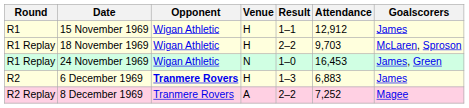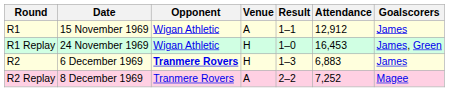(247, 29) H -> (247, 29) A
- row: (104, 45)
(247, 62) N -> (247, 45) H
